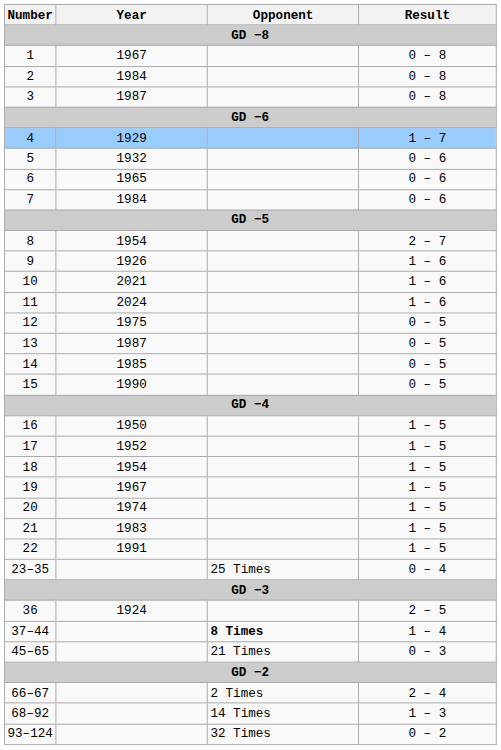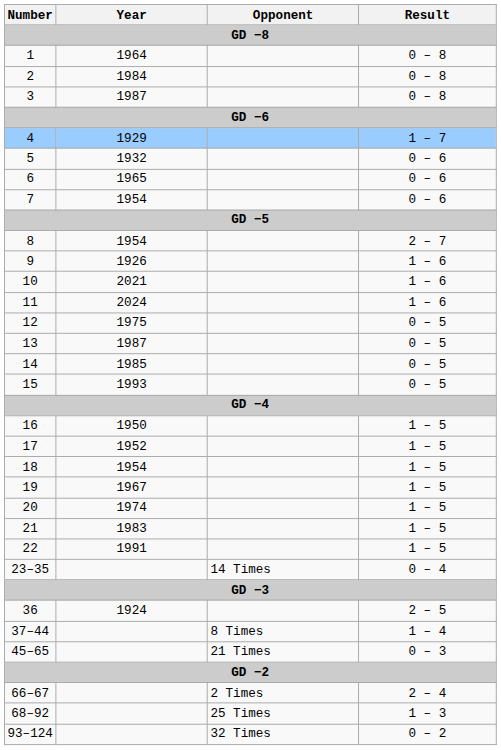(132, 56) 1967 -> (132, 56) 1964
(132, 200) 1984 -> (132, 200) 1954
(132, 385) 1990 -> (132, 385) 1993
(241, 570) 25 Times -> (241, 570) 14 Times
(237, 631) bold -> (237, 631) normal
(241, 714) 14 Times -> (241, 714) 25 Times
